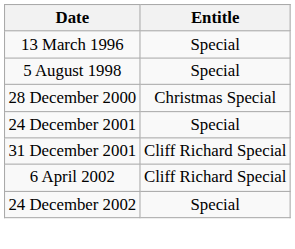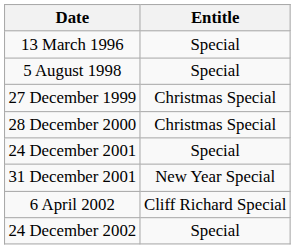+ row: (72, 97)
(215, 151) Cliff Richard Special -> (215, 177) New Year Special
